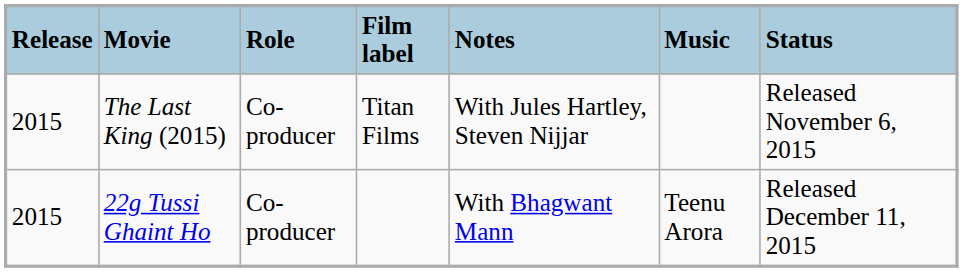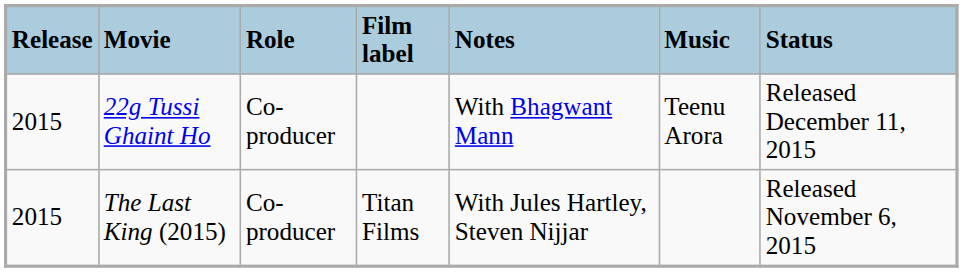rows swapped: (165, 121) <-> (157, 217)
